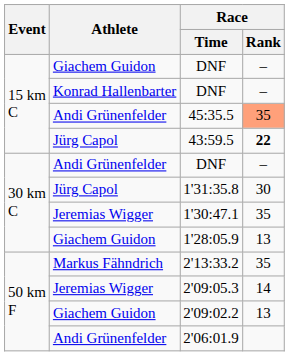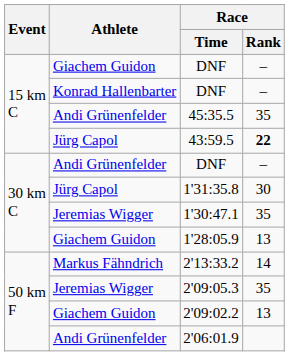(263, 116) lightsalmon background -> (263, 116) no background
(263, 264) 35 -> (263, 264) 14
(263, 288) 14 -> (263, 288) 35
